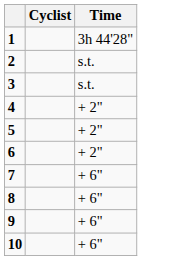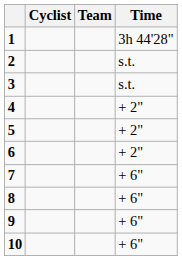+ column: (95, 15)
